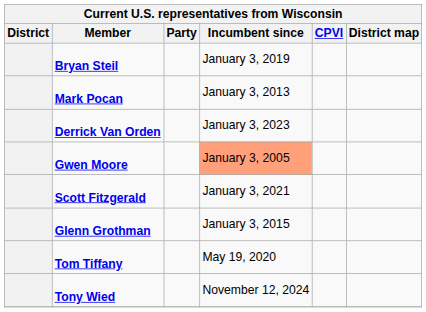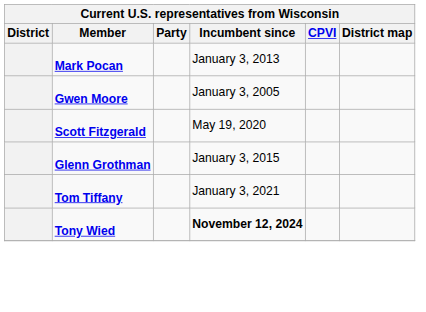- row: (86, 66)
- row: (108, 132)
(246, 158) lightsalmon background -> (236, 92) no background
(246, 191) January 3, 2021 -> (229, 125) May 19, 2020
(239, 257) May 19, 2020 -> (236, 191) January 3, 2021
(256, 290) normal -> (247, 224) bold
